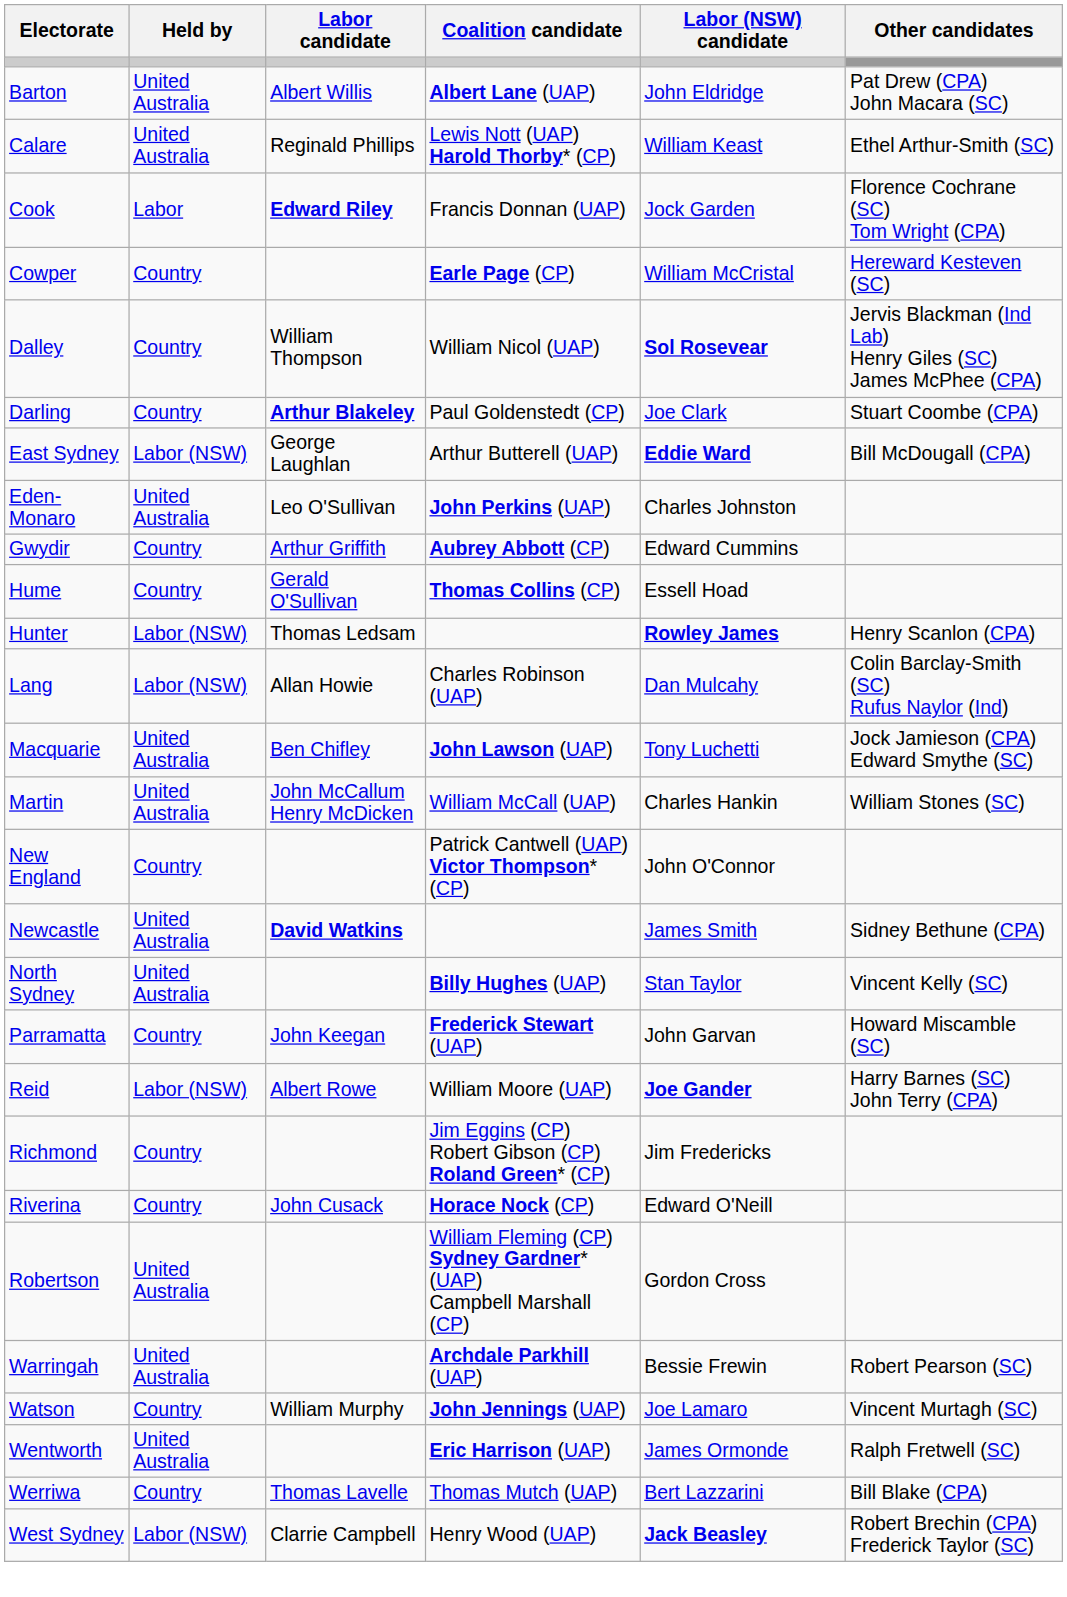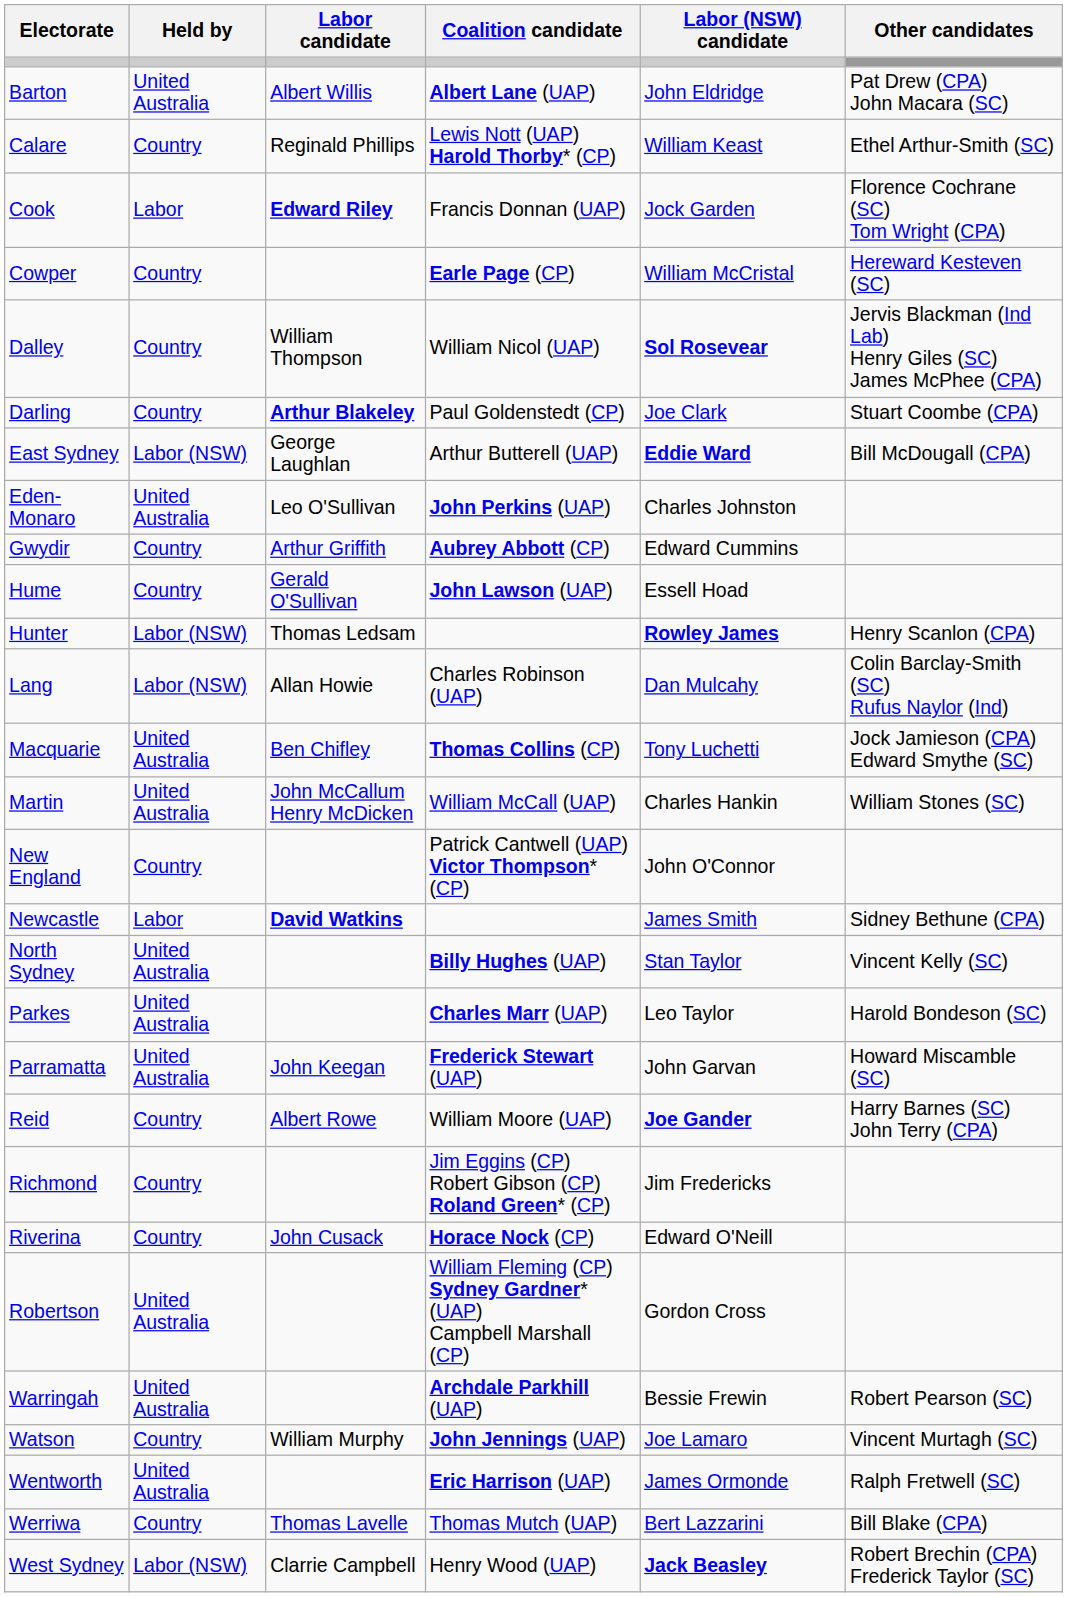(171, 145) United Australia -> (167, 145) Country
(525, 591) Thomas Collins (CP) -> (521, 591) John Lawson (UAP)
(521, 749) John Lawson (UAP) -> (525, 749) Thomas Collins (CP)
(171, 930) United Australia -> (158, 919) Labor
+ row: (39, 1014)
(167, 1036) Country -> (171, 1067) United Australia
(190, 1089) Labor (NSW) -> (167, 1120) Country
